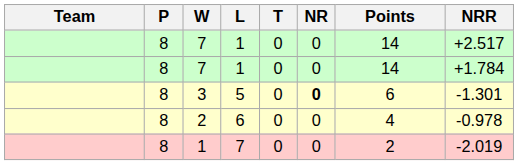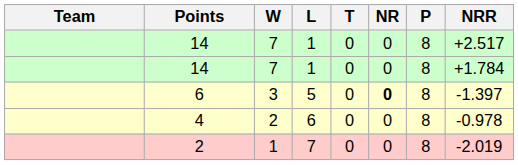columns swapped: (164, 17) <-> (390, 17)
(479, 95) -1.301 -> (479, 95) -1.397
